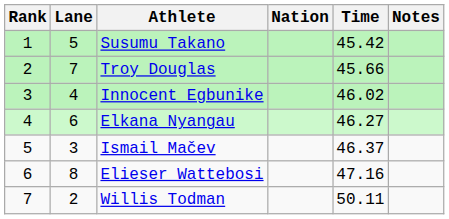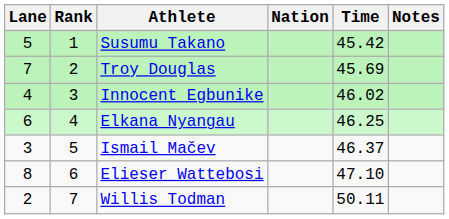columns swapped: (28, 18) <-> (74, 18)
(360, 70) 45.66 -> (360, 70) 45.69
(360, 122) 46.27 -> (360, 122) 46.25
(360, 174) 47.16 -> (360, 174) 47.10
